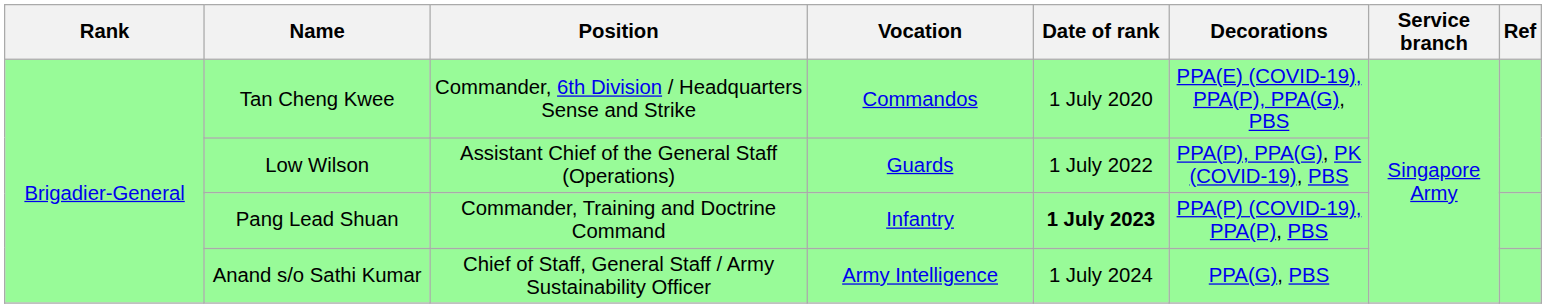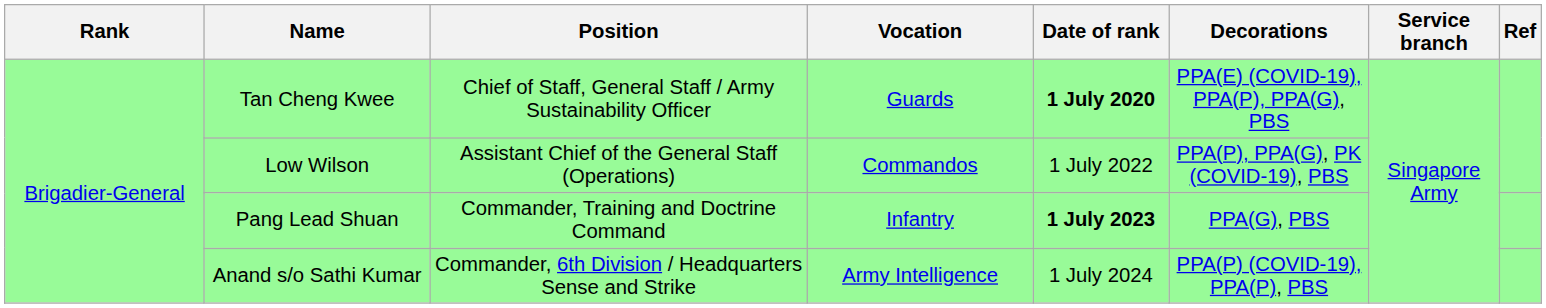(619, 98) Commander, 6th Division / Headquarters Sense and Strike -> (619, 98) Chief of Staff, General Staff / Army Sustainability Officer
(920, 98) Commandos -> (920, 98) Guards
(1101, 98) normal -> (1101, 98) bold
(920, 165) Guards -> (920, 165) Commandos
(1269, 220) PPA(P) (COVID-19), PPA(P), PBS -> (1269, 220) PPA(G), PBS
(619, 275) Chief of Staff, General Staff / Army Sustainability Officer -> (619, 275) Commander, 6th Division / Headquarters Sense and Strike
(1269, 275) PPA(G), PBS -> (1269, 275) PPA(P) (COVID-19), PPA(P), PBS
